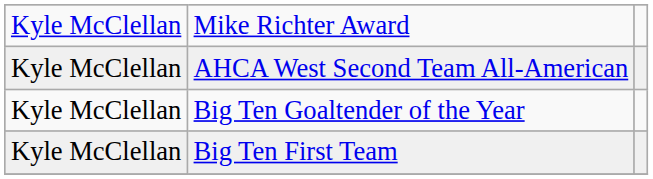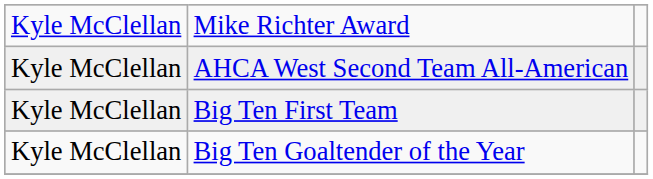rows swapped: (359, 109) <-> (296, 151)
